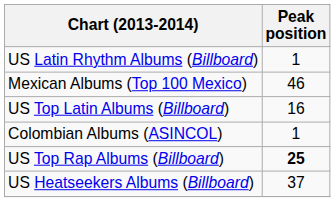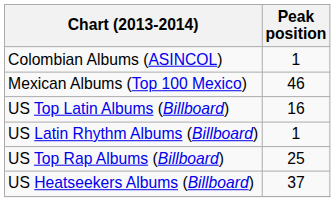rows swapped: (115, 134) <-> (133, 59)
(296, 158) bold -> (296, 158) normal
